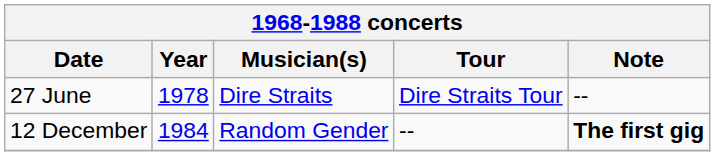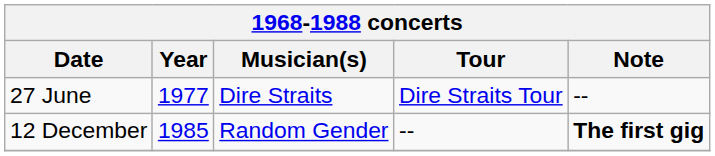(183, 95) 1978 -> (183, 95) 1977
(183, 131) 1984 -> (183, 131) 1985
